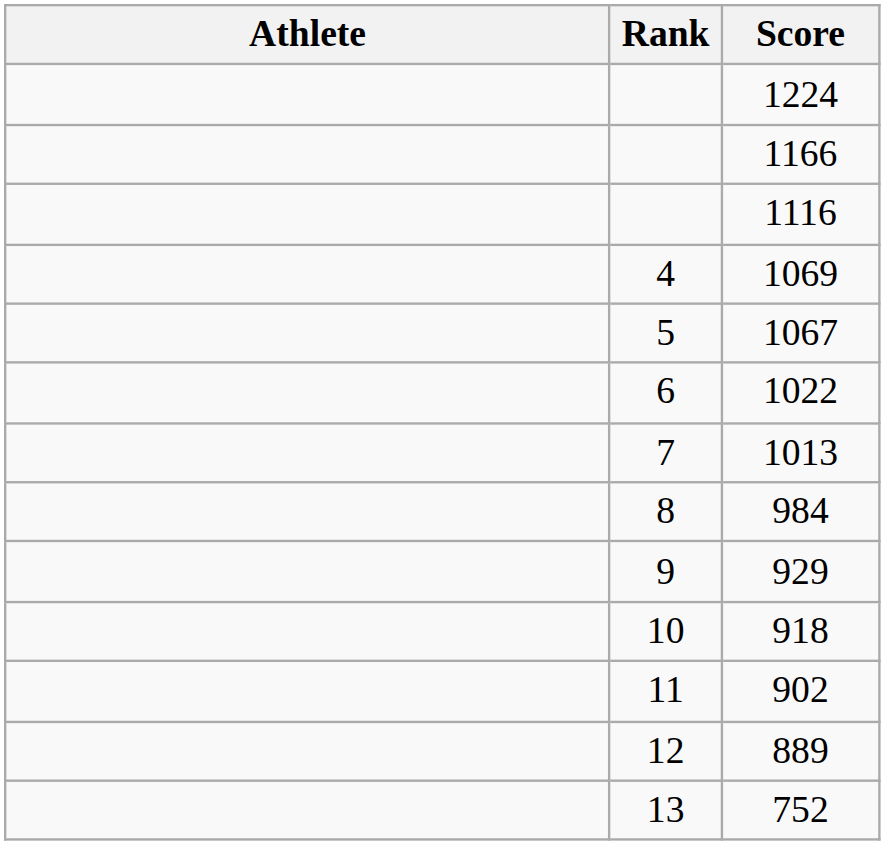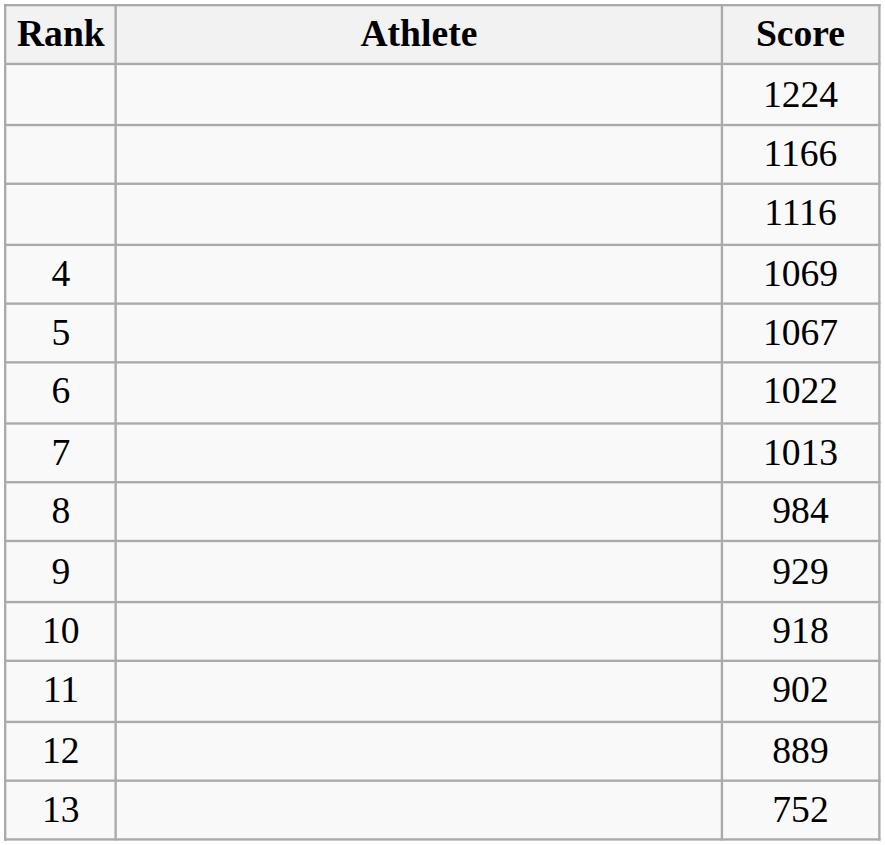columns swapped: (666, 34) <-> (308, 34)
